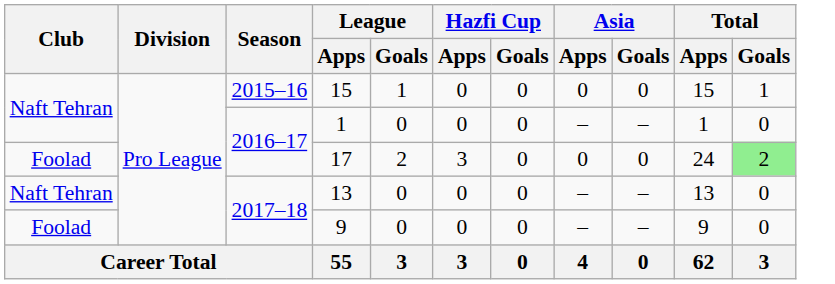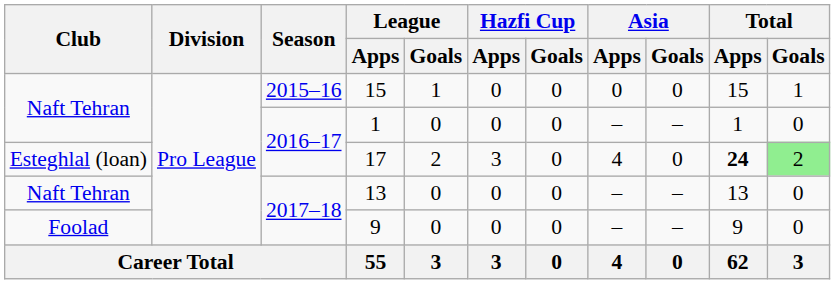(61, 158) Foolad -> (78, 158) Esteghlal (loan)
(583, 158) 0 -> (617, 158) 4
(703, 158) normal -> (738, 158) bold
